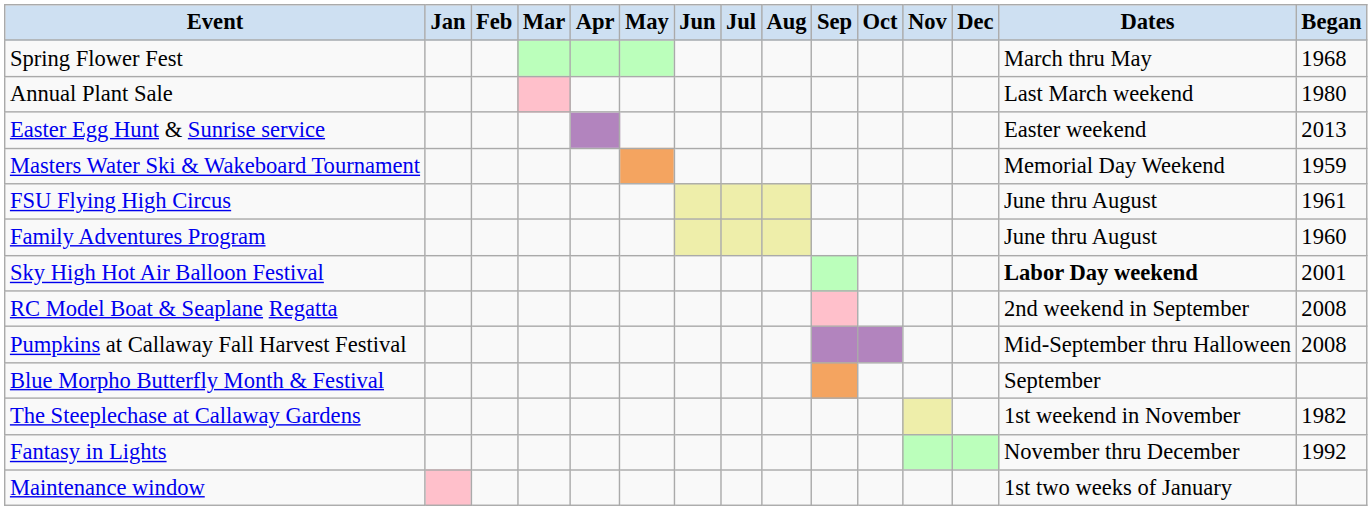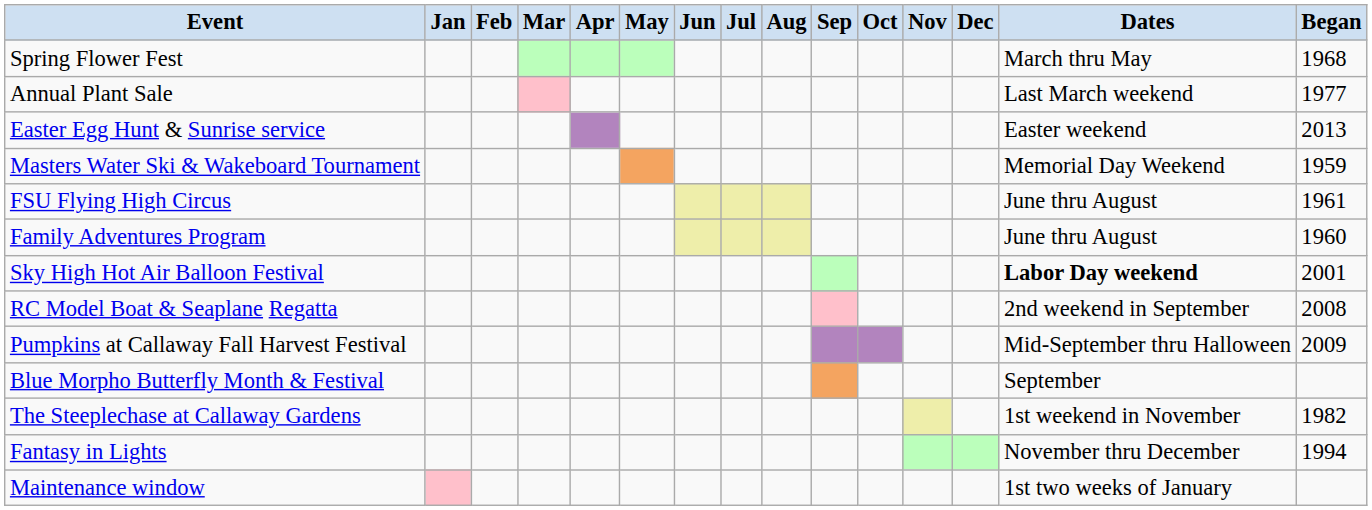(1324, 93) 1980 -> (1324, 93) 1977
(1324, 344) 2008 -> (1324, 344) 2009
(1324, 451) 1992 -> (1324, 451) 1994
